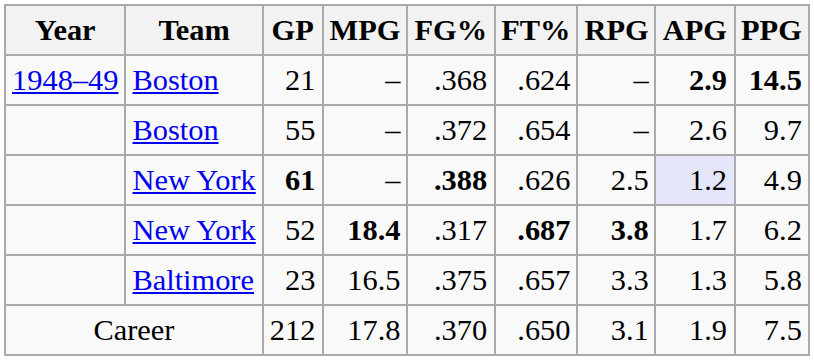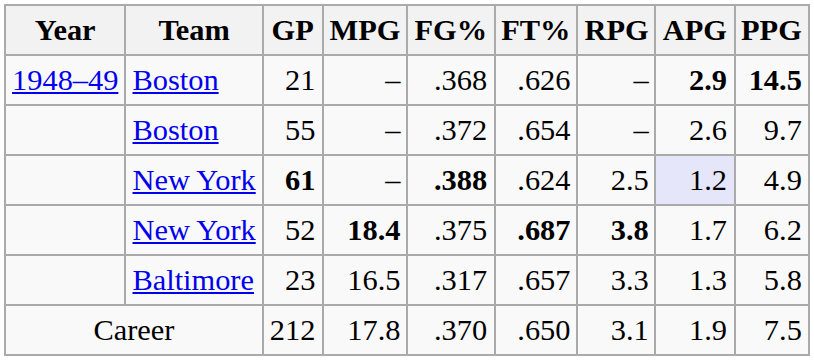(544, 79) .624 -> (544, 79) .626
(544, 180) .626 -> (544, 180) .624
(461, 230) .317 -> (461, 230) .375
(461, 280) .375 -> (461, 280) .317
